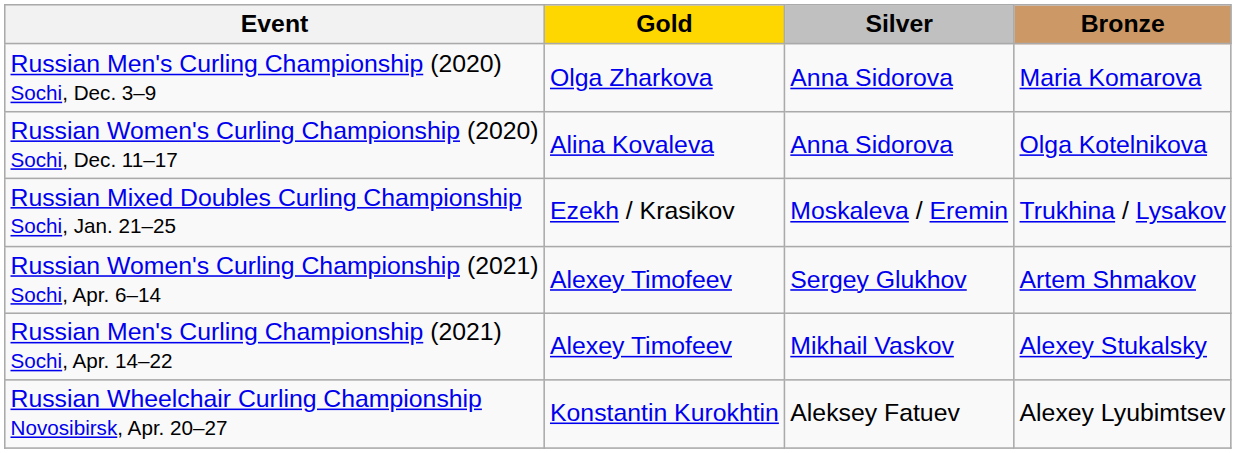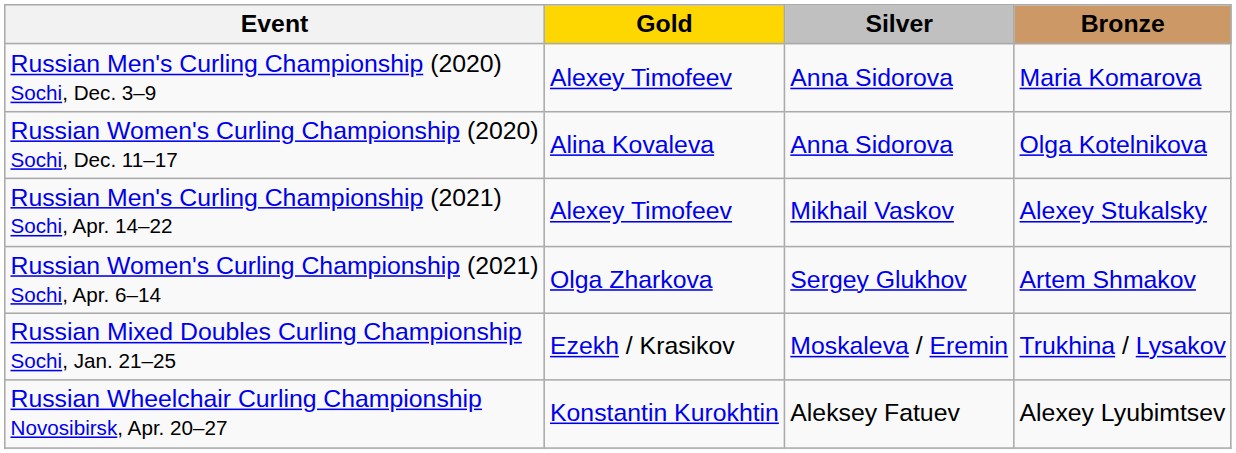(631, 77) Olga Zharkova -> (641, 77) Alexey Timofeev
rows swapped: (256, 346) <-> (266, 211)
(641, 279) Alexey Timofeev -> (631, 279) Olga Zharkova
